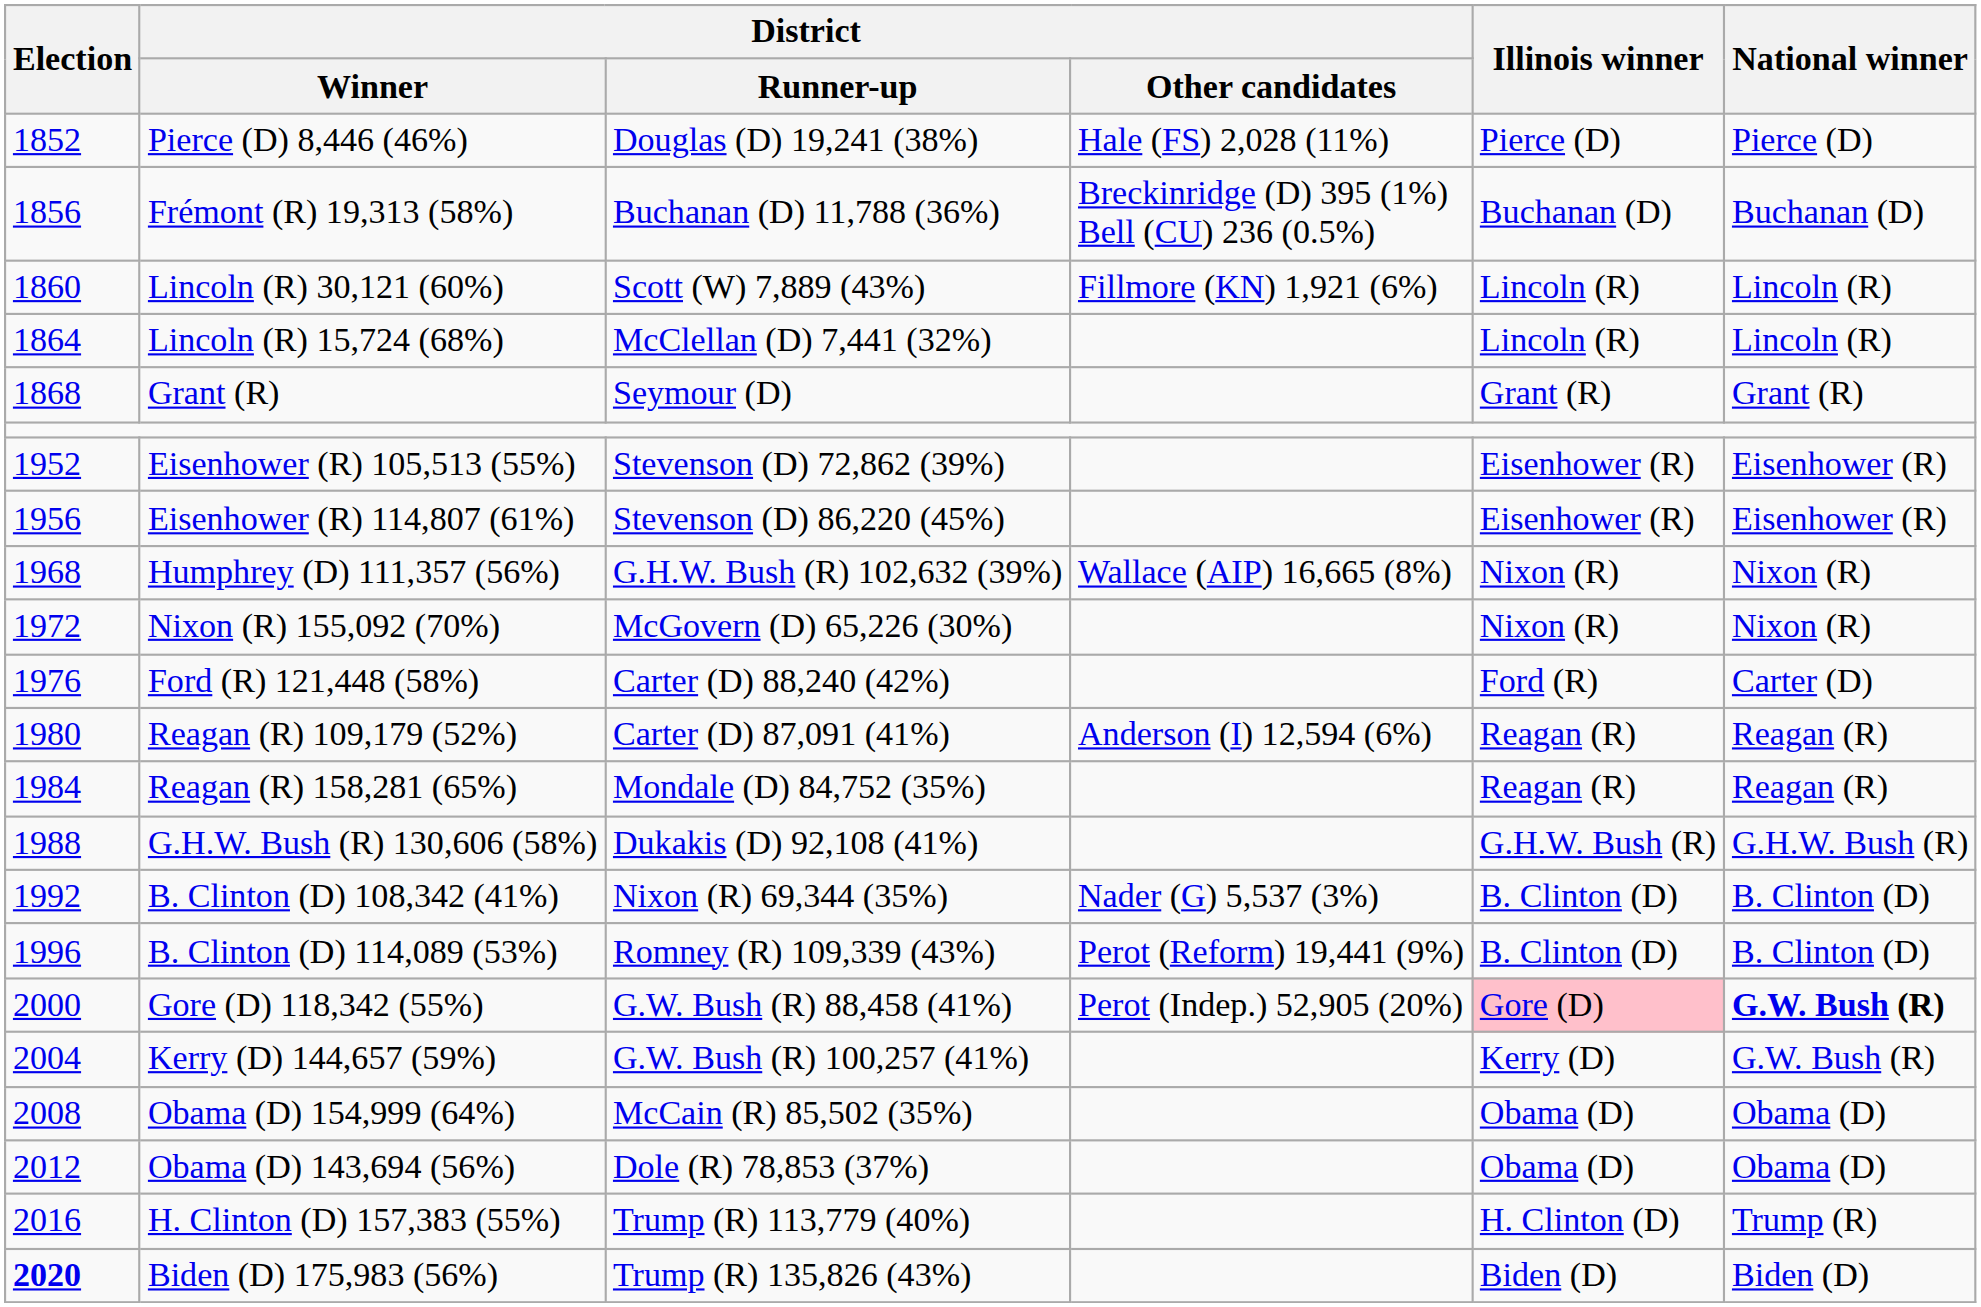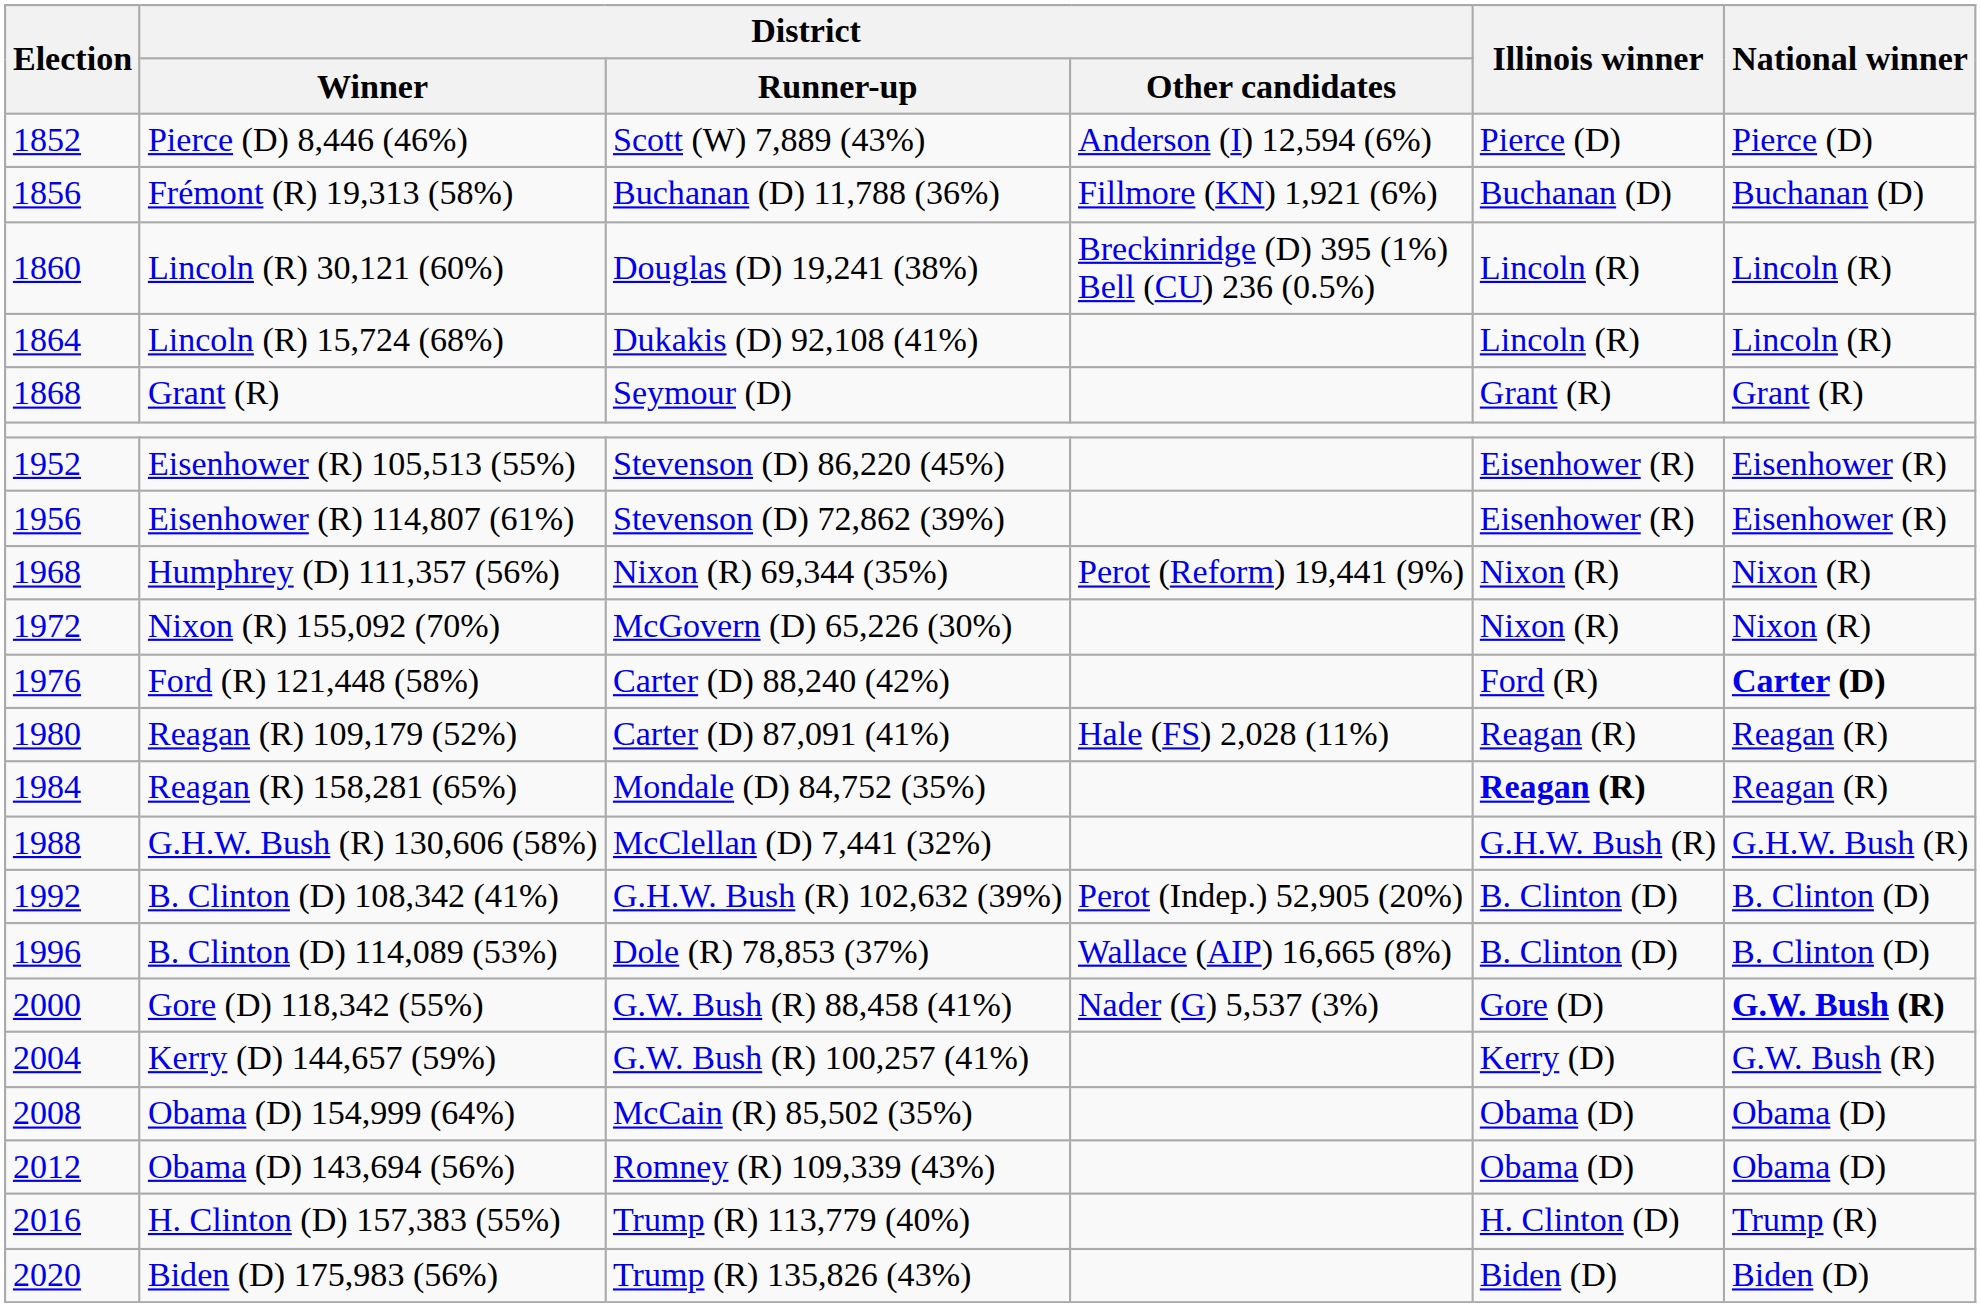(796, 139) Douglas (D) 19,241 (38%) -> (769, 139) Scott (W) 7,889 (43%)
(1234, 139) Hale (FS) 2,028 (11%) -> (1255, 139) Anderson (I) 12,594 (6%)
(1263, 212) Breckinridge (D) 395 (1%) Bell (CU) 236 (0.5%) -> (1258, 193) Fillmore (KN) 1,921 (6%)
(769, 286) Scott (W) 7,889 (43%) -> (796, 266) Douglas (D) 19,241 (38%)
(1258, 286) Fillmore (KN) 1,921 (6%) -> (1263, 266) Breckinridge (D) 395 (1%) Bell (CU) 236 (0.5%)
(802, 340) McClellan (D) 7,441 (32%) -> (796, 340) Dukakis (D) 92,108 (41%)
(809, 463) Stevenson (D) 72,862 (39%) -> (809, 463) Stevenson (D) 86,220 (45%)
(809, 517) Stevenson (D) 86,220 (45%) -> (809, 517) Stevenson (D) 72,862 (39%)
(838, 572) G.H.W. Bush (R) 102,632 (39%) -> (780, 572) Nixon (R) 69,344 (35%)
(1265, 572) Wallace (AIP) 16,665 (8%) -> (1271, 572) Perot (Reform) 19,441 (9%)
(1802, 680) normal -> (1809, 680) bold
(1255, 734) Anderson (I) 12,594 (6%) -> (1234, 734) Hale (FS) 2,028 (11%)
(1558, 788) normal -> (1563, 788) bold
(796, 842) Dukakis (D) 92,108 (41%) -> (802, 842) McClellan (D) 7,441 (32%)
(780, 896) Nixon (R) 69,344 (35%) -> (838, 896) G.H.W. Bush (R) 102,632 (39%)
(1228, 896) Nader (G) 5,537 (3%) -> (1271, 896) Perot (Indep.) 52,905 (20%)
(804, 950) Romney (R) 109,339 (43%) -> (771, 950) Dole (R) 78,853 (37%)
(1271, 950) Perot (Reform) 19,441 (9%) -> (1265, 950) Wallace (AIP) 16,665 (8%)
(1271, 1004) Perot (Indep.) 52,905 (20%) -> (1228, 1004) Nader (G) 5,537 (3%)
(1542, 1004) pink background -> (1542, 1004) no background
(771, 1166) Dole (R) 78,853 (37%) -> (804, 1166) Romney (R) 109,339 (43%)
(47, 1274) bold -> (47, 1274) normal
